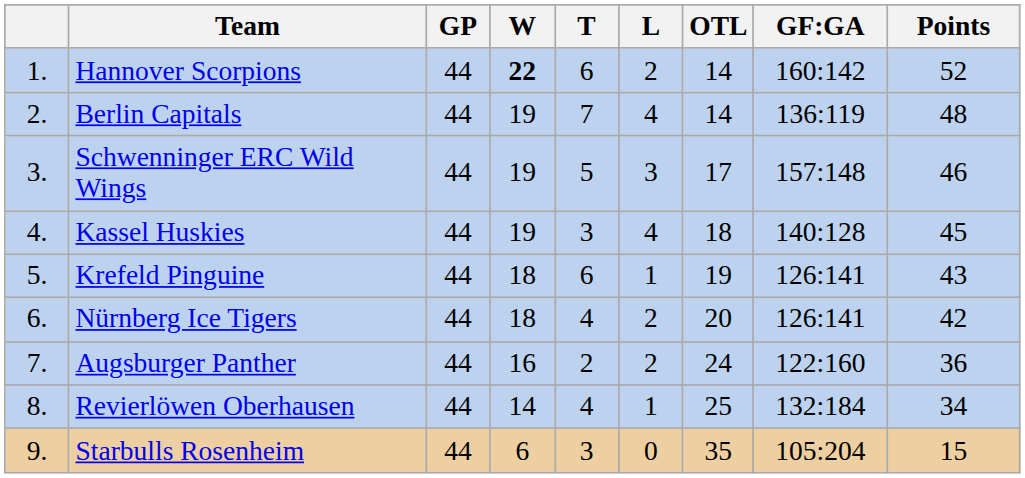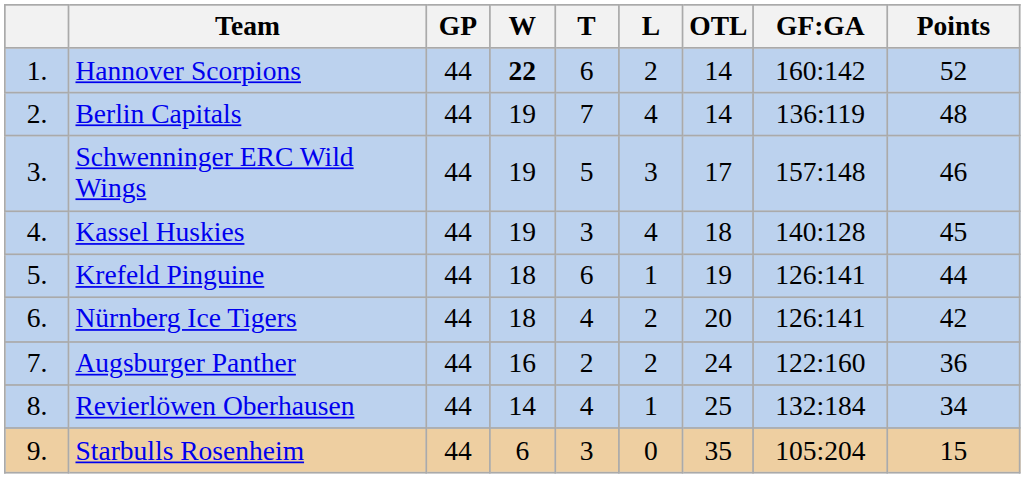(953, 275) 43 -> (953, 275) 44
